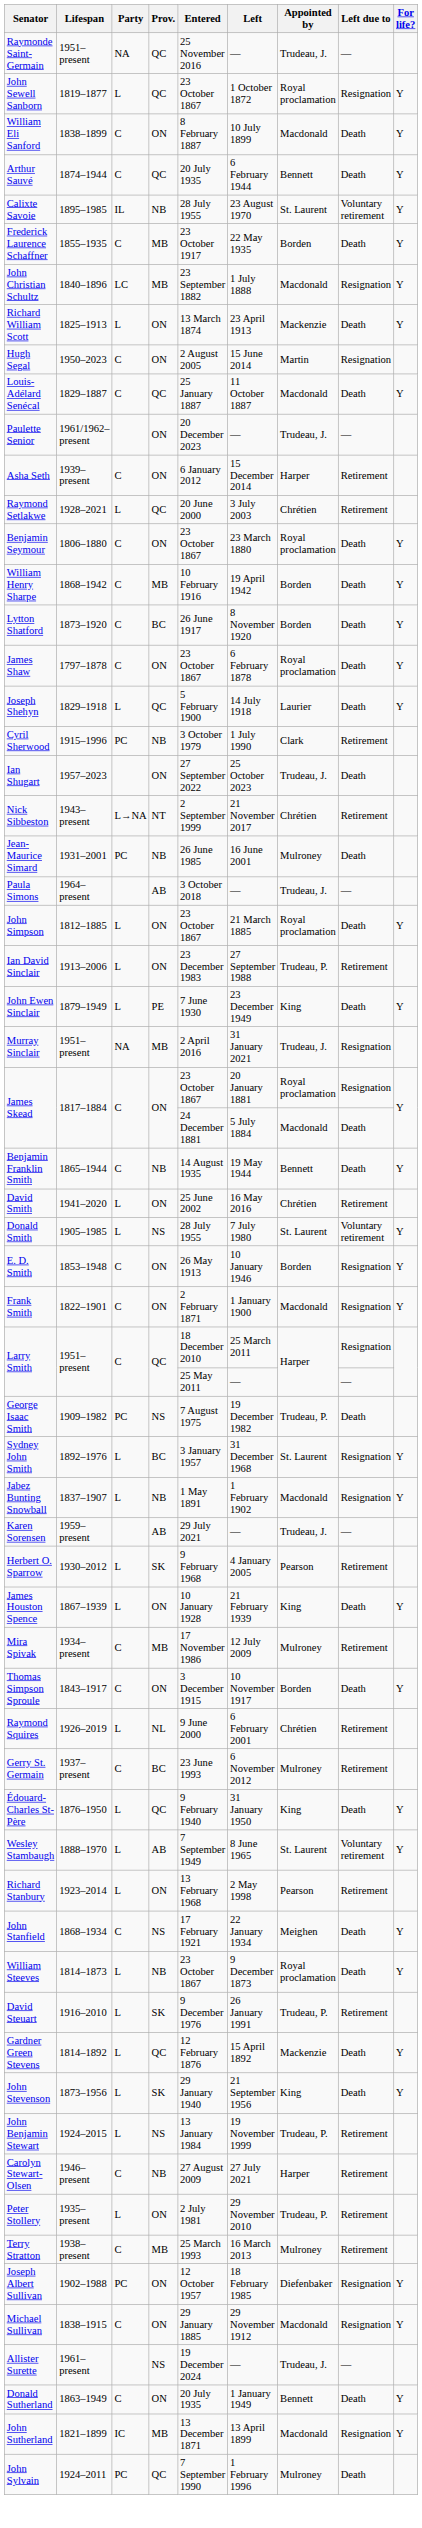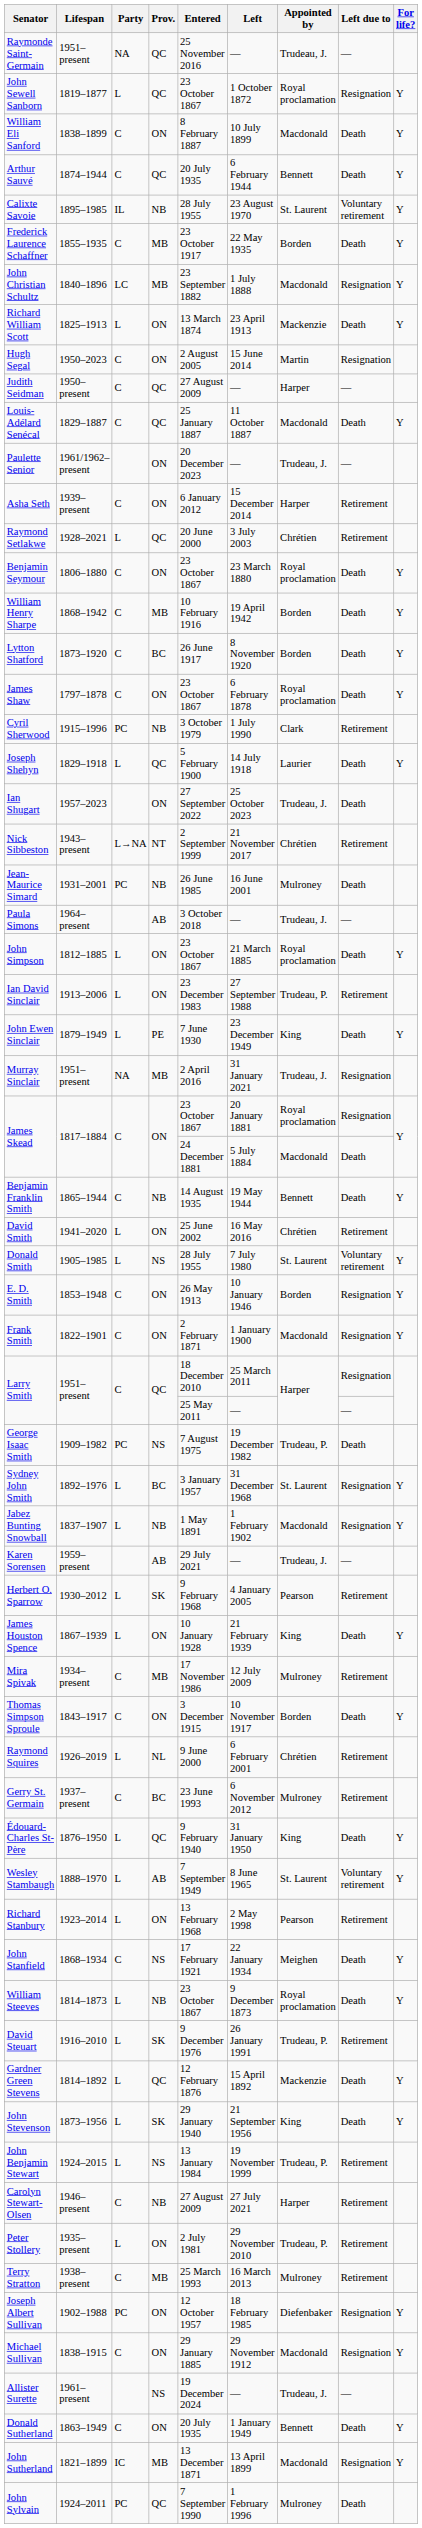+ row: (25, 388)
rows swapped: (23, 706) <-> (28, 740)
